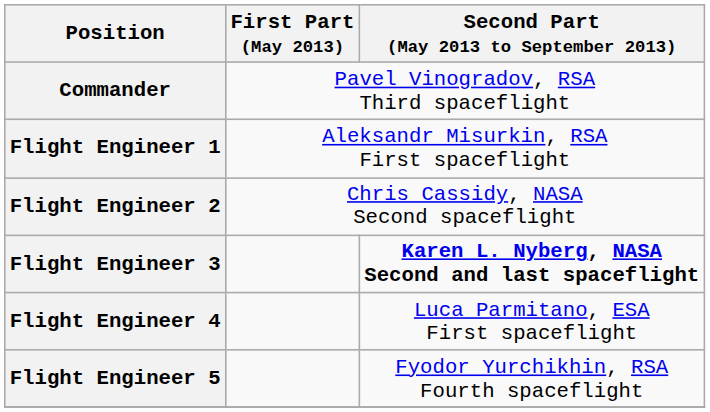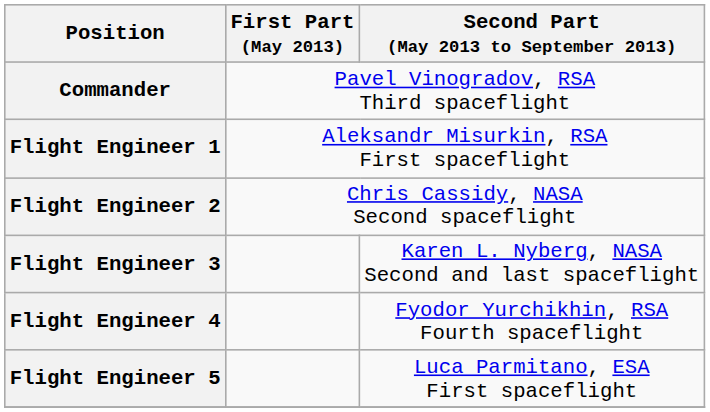(532, 264) bold -> (532, 264) normal
(532, 321) Luca Parmitano, ESA First spaceflight -> (532, 321) Fyodor Yurchikhin, RSA Fourth spaceflight
(532, 379) Fyodor Yurchikhin, RSA Fourth spaceflight -> (532, 379) Luca Parmitano, ESA First spaceflight
